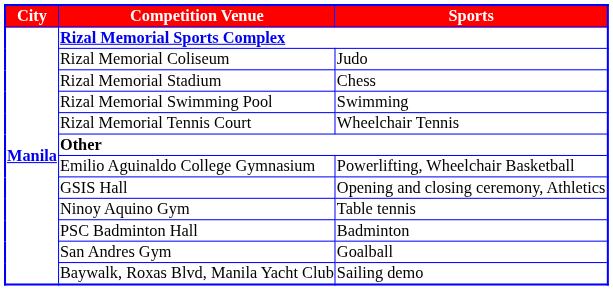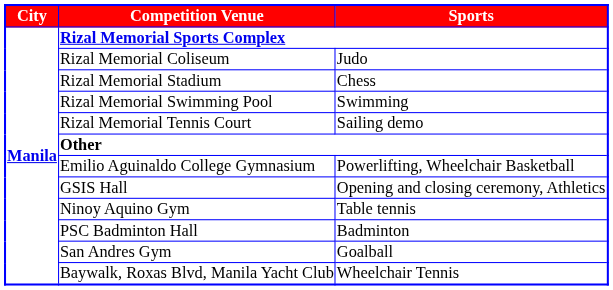(398, 123) Wheelchair Tennis -> (380, 123) Sailing demo
(380, 273) Sailing demo -> (398, 273) Wheelchair Tennis
